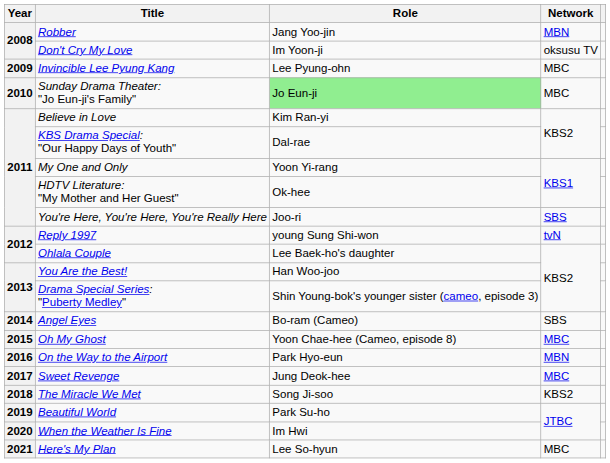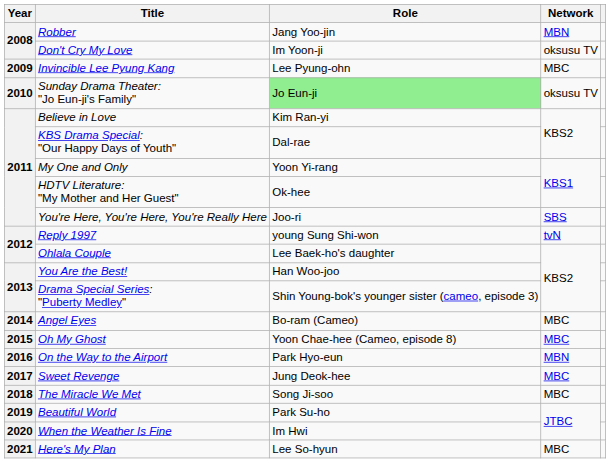(556, 93) MBC -> (571, 93) oksusu TV
(555, 321) SBS -> (556, 321) MBC
(558, 394) KBS2 -> (556, 394) MBC
